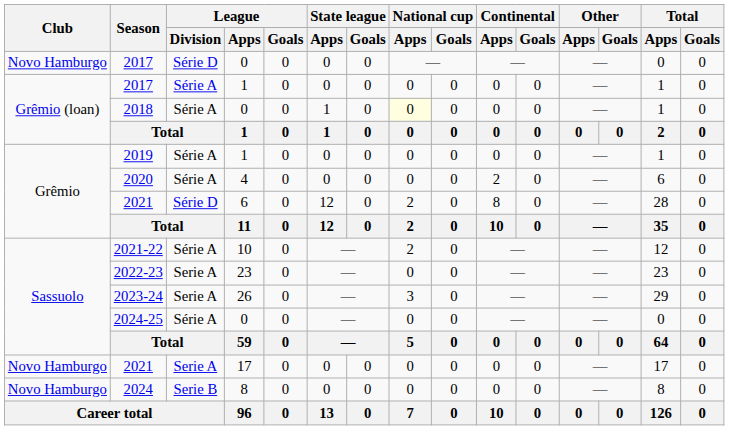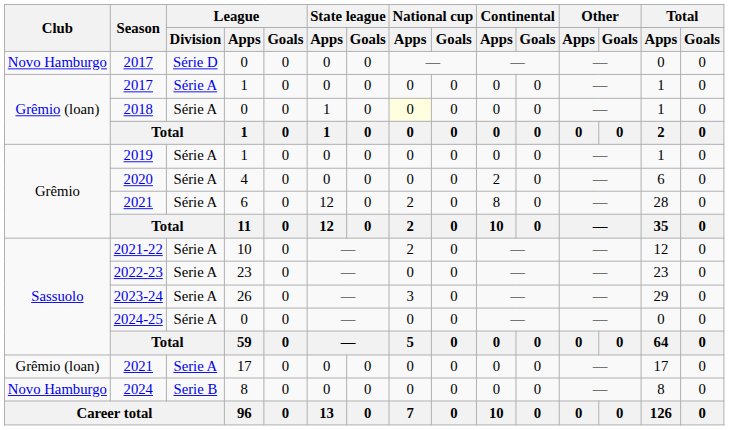(195, 202) Série D -> (195, 202) Série A
(57, 366) Novo Hamburgo -> (57, 366) Grêmio (loan)
